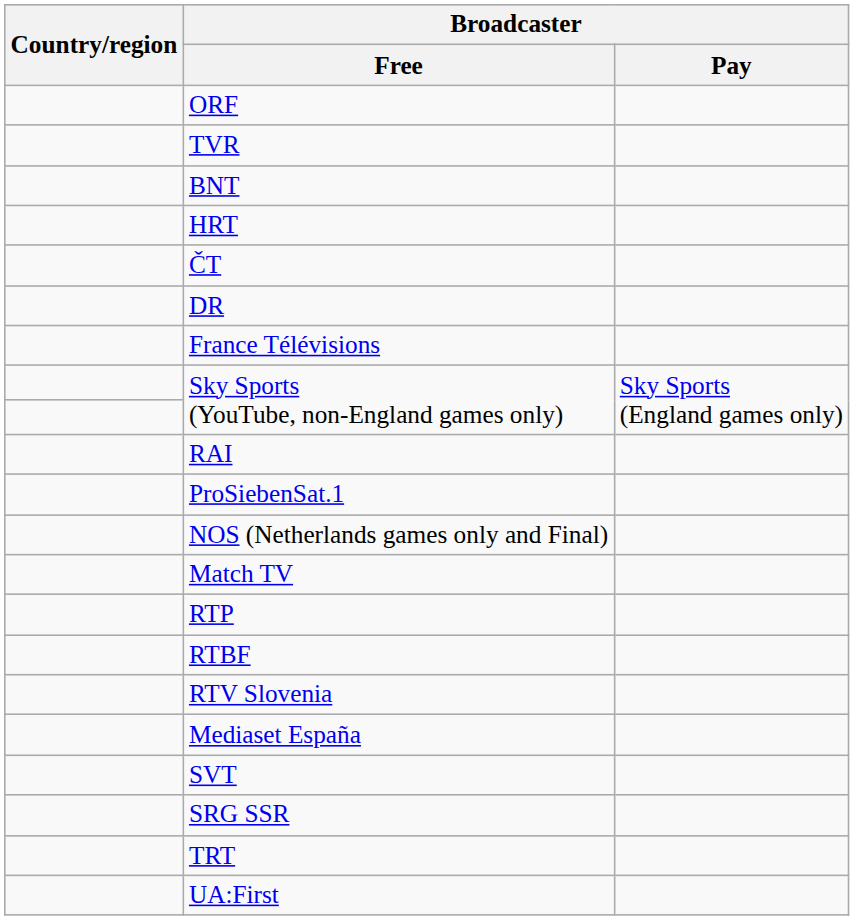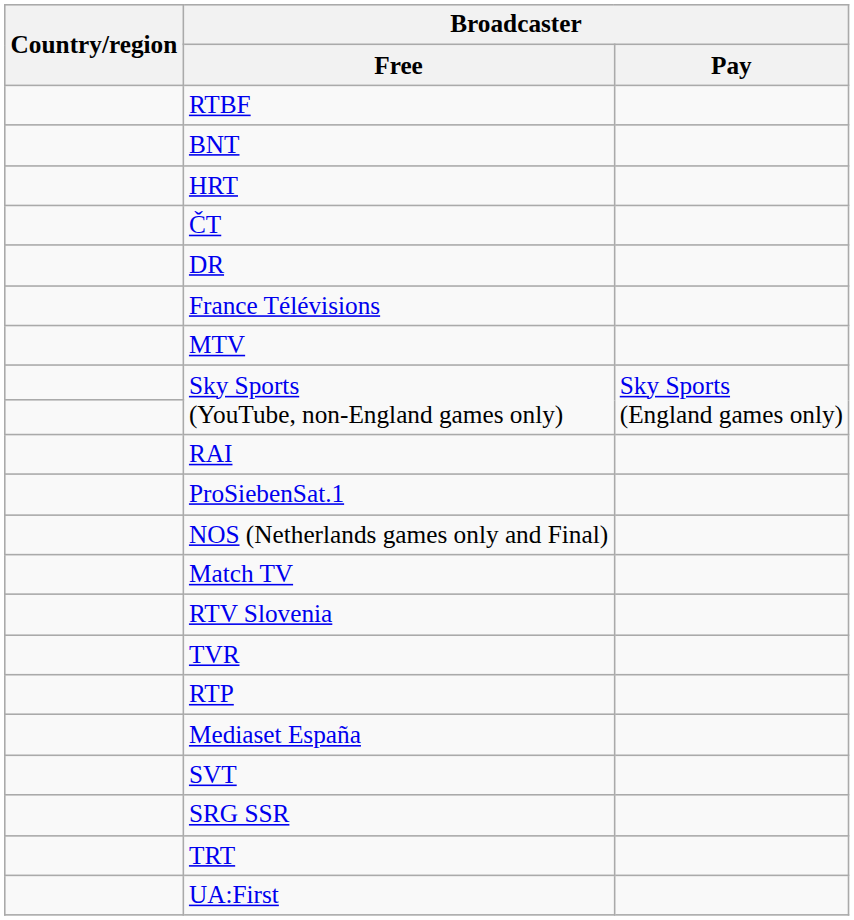- row: (214, 104)
rows swapped: (220, 654) <-> (214, 144)
+ row: (217, 345)
rows swapped: (211, 614) <-> (261, 694)
